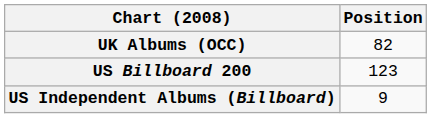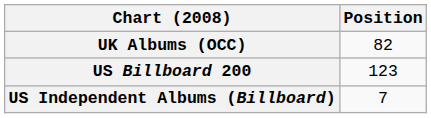(383, 99) 9 -> (383, 99) 7
